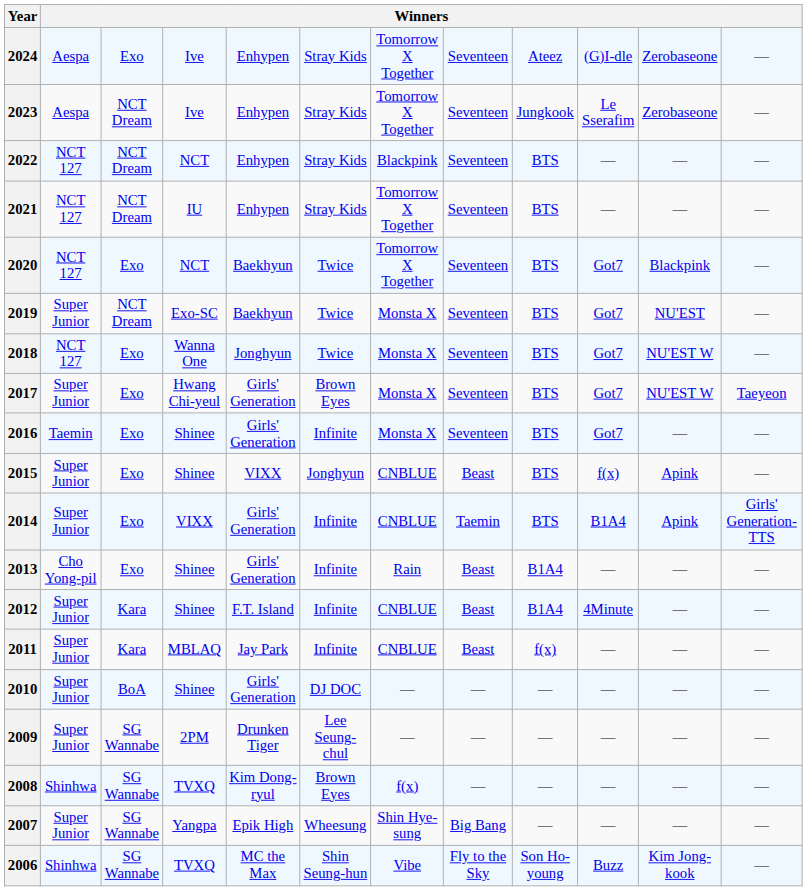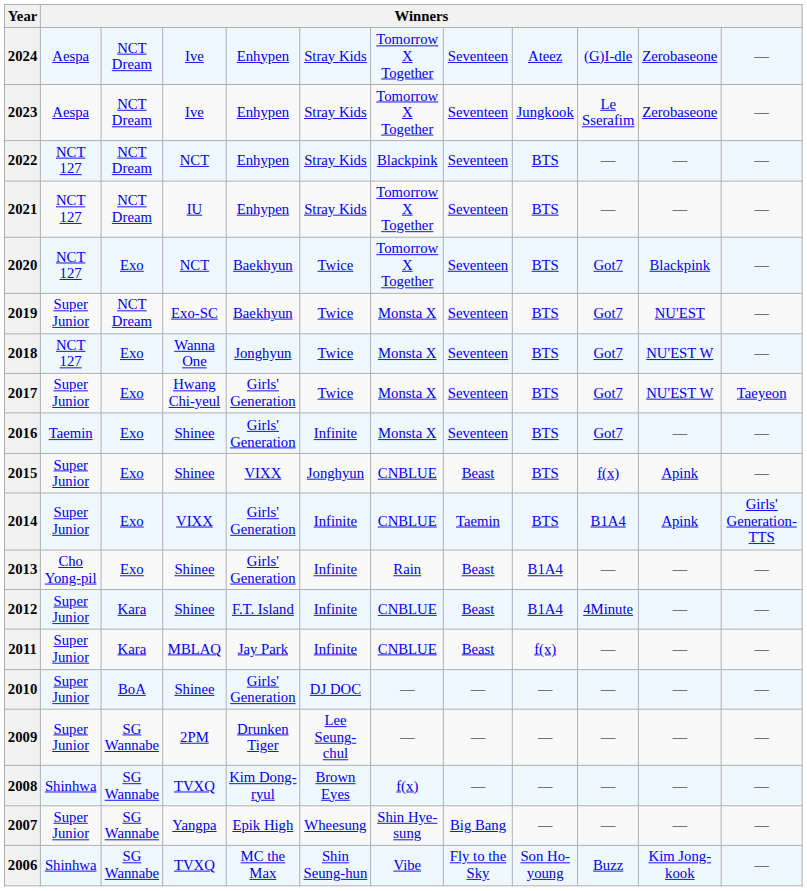(132, 56) Exo -> (132, 56) NCT Dream
(335, 393) Brown Eyes -> (335, 393) Twice
